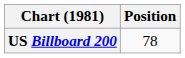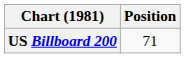(150, 40) 78 -> (150, 40) 71
